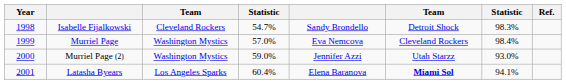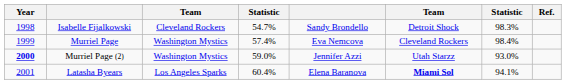(264, 42) 57.0% -> (264, 42) 57.4%
(25, 57) normal -> (25, 57) bold
